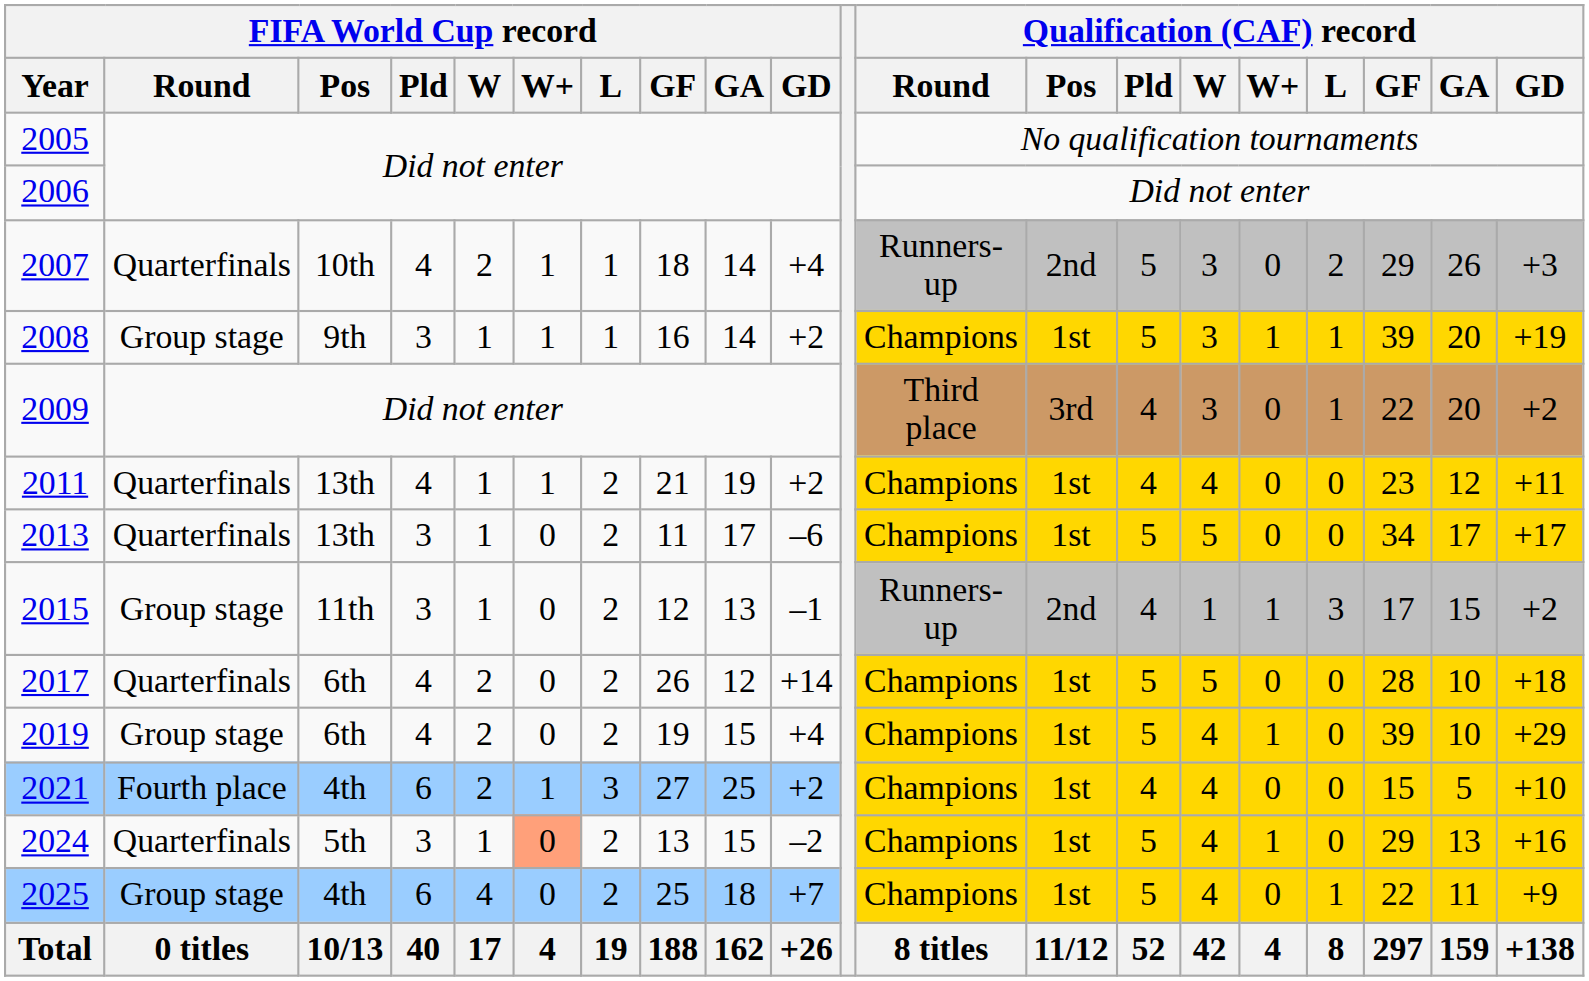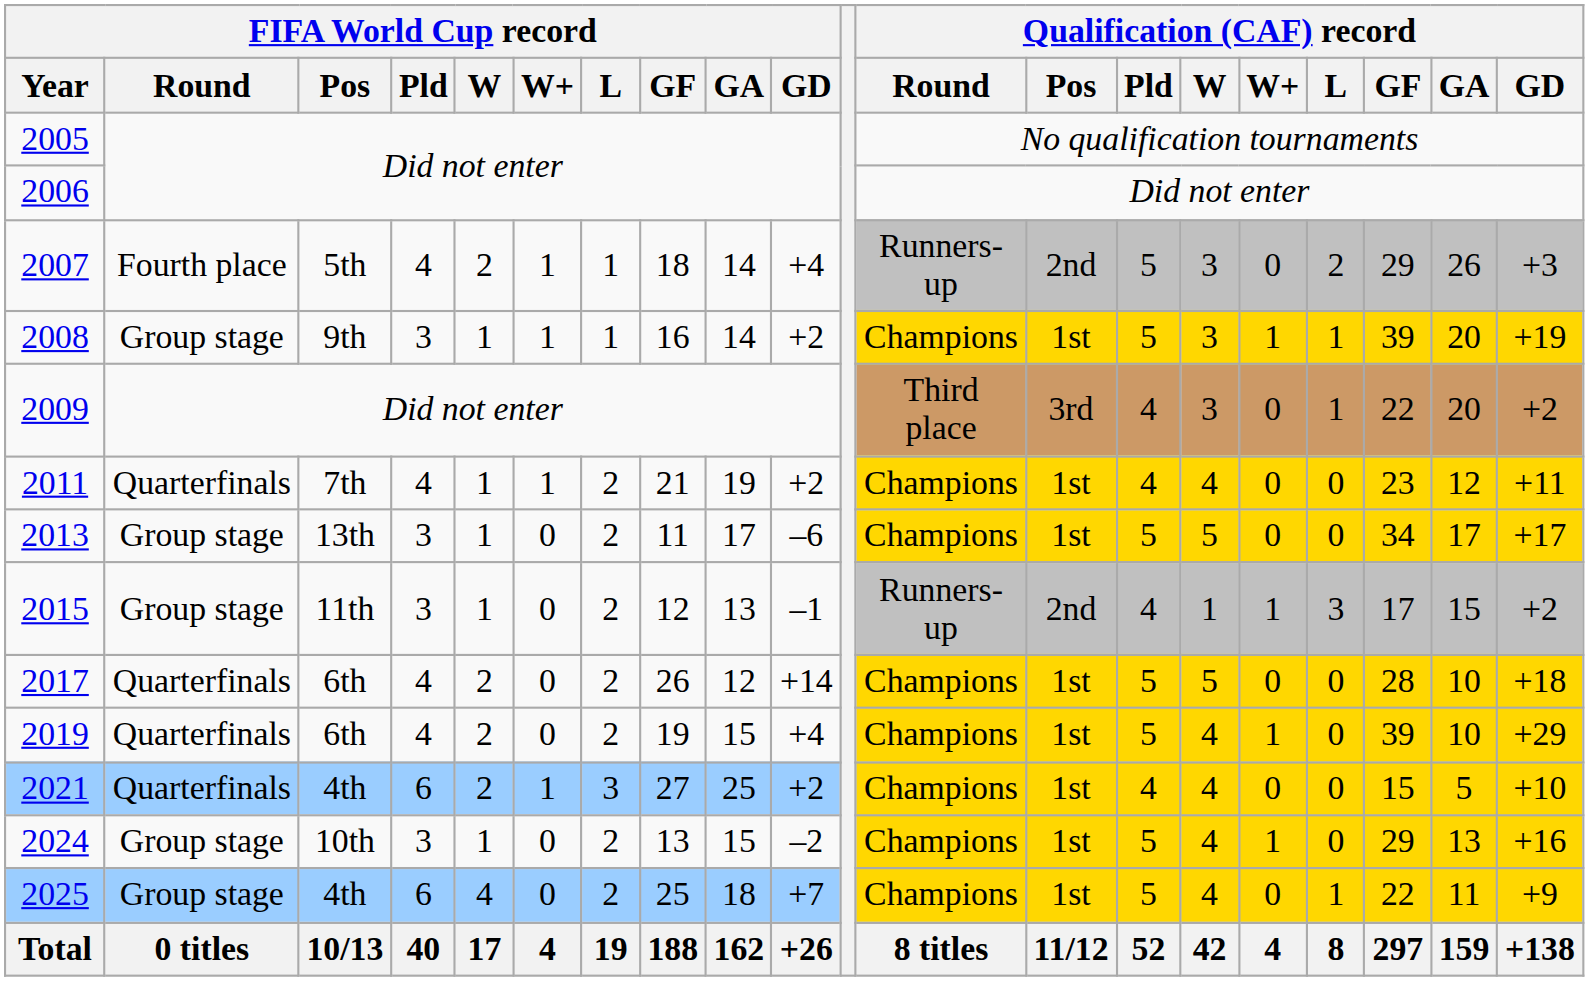(202, 264) Quarterfinals -> (202, 264) Fourth place
(345, 264) 10th -> (345, 264) 5th
(345, 482) 13th -> (345, 482) 7th
(202, 535) Quarterfinals -> (202, 535) Group stage
(202, 734) Group stage -> (202, 734) Quarterfinals
(202, 787) Fourth place -> (202, 787) Quarterfinals
(202, 841) Quarterfinals -> (202, 841) Group stage
(345, 841) 5th -> (345, 841) 10th
(548, 841) lightsalmon background -> (548, 841) no background
